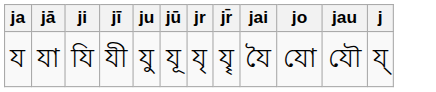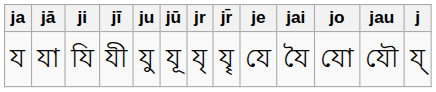+ column: (258, 18)
